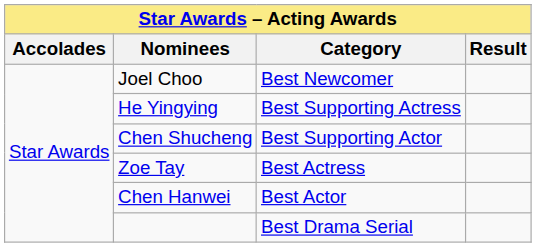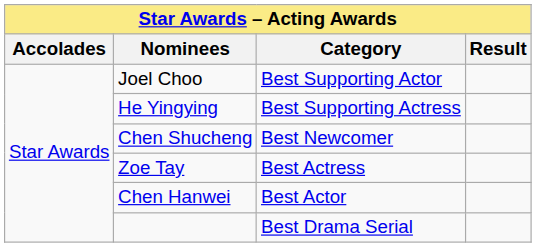(327, 78) Best Newcomer -> (352, 78) Best Supporting Actor
(352, 138) Best Supporting Actor -> (327, 138) Best Newcomer
